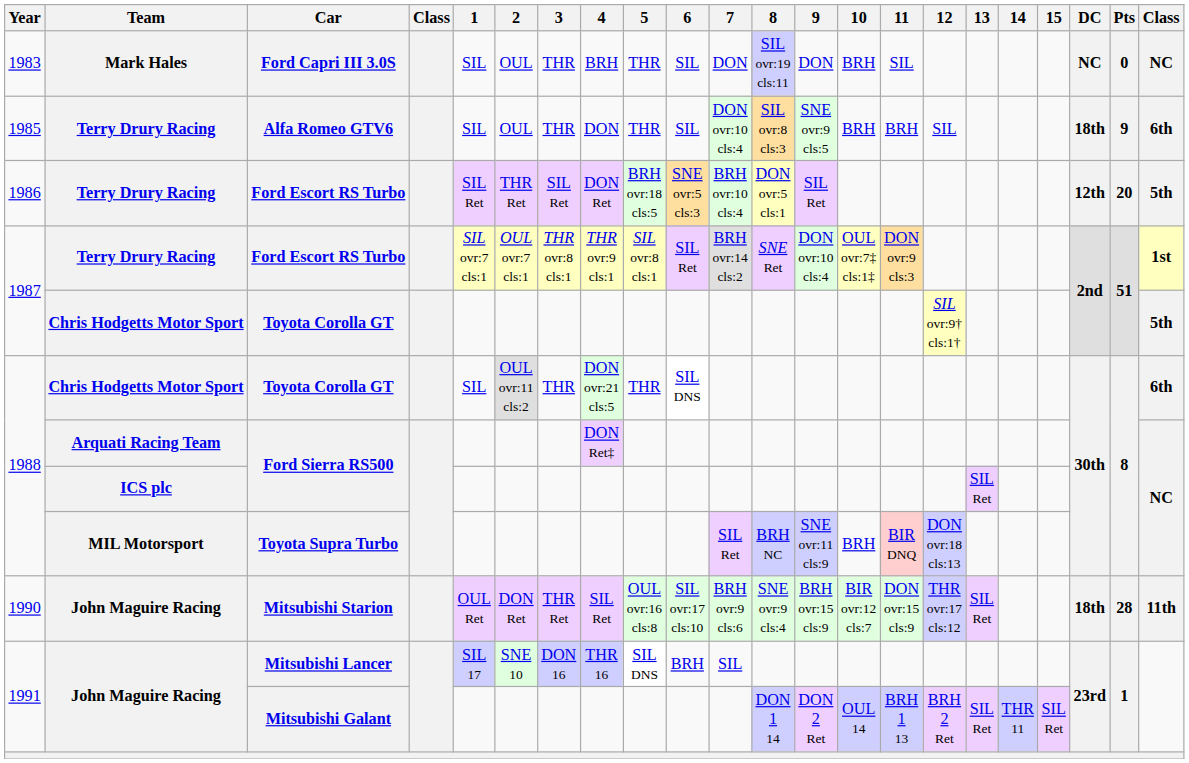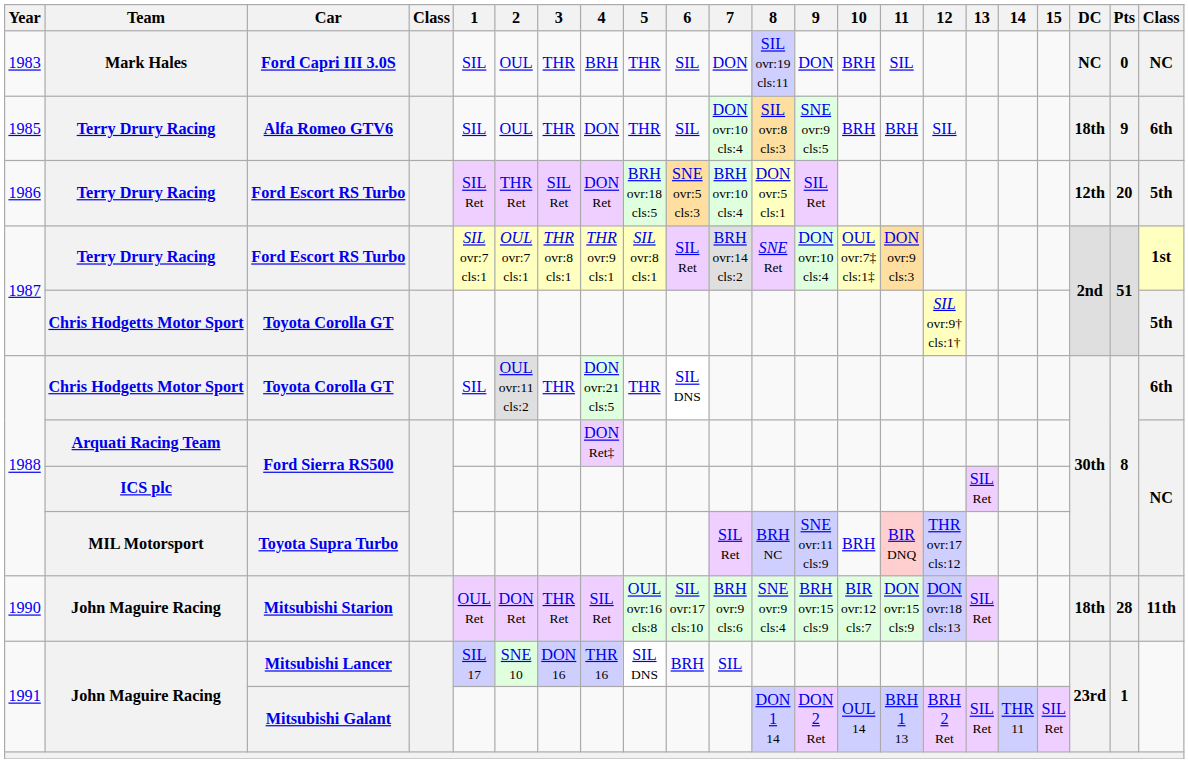(944, 542) DON ovr:18 cls:13 -> (944, 542) THR ovr:17 cls:12
(944, 607) THR ovr:17 cls:12 -> (944, 607) DON ovr:18 cls:13
